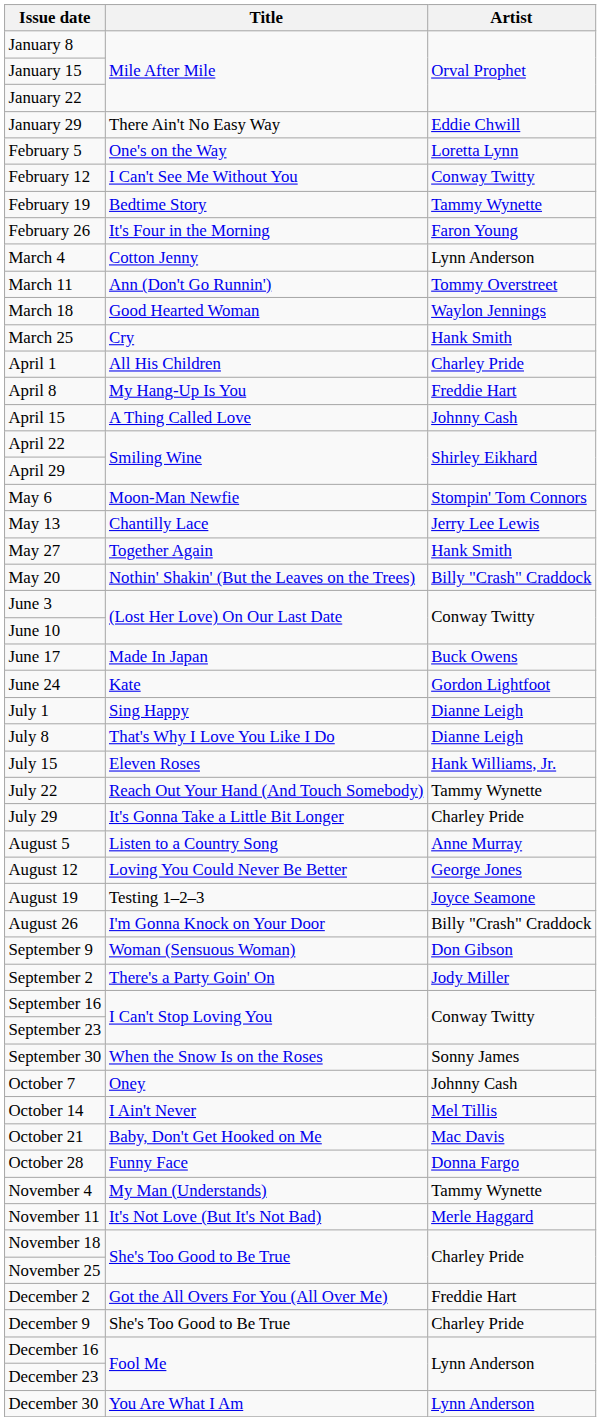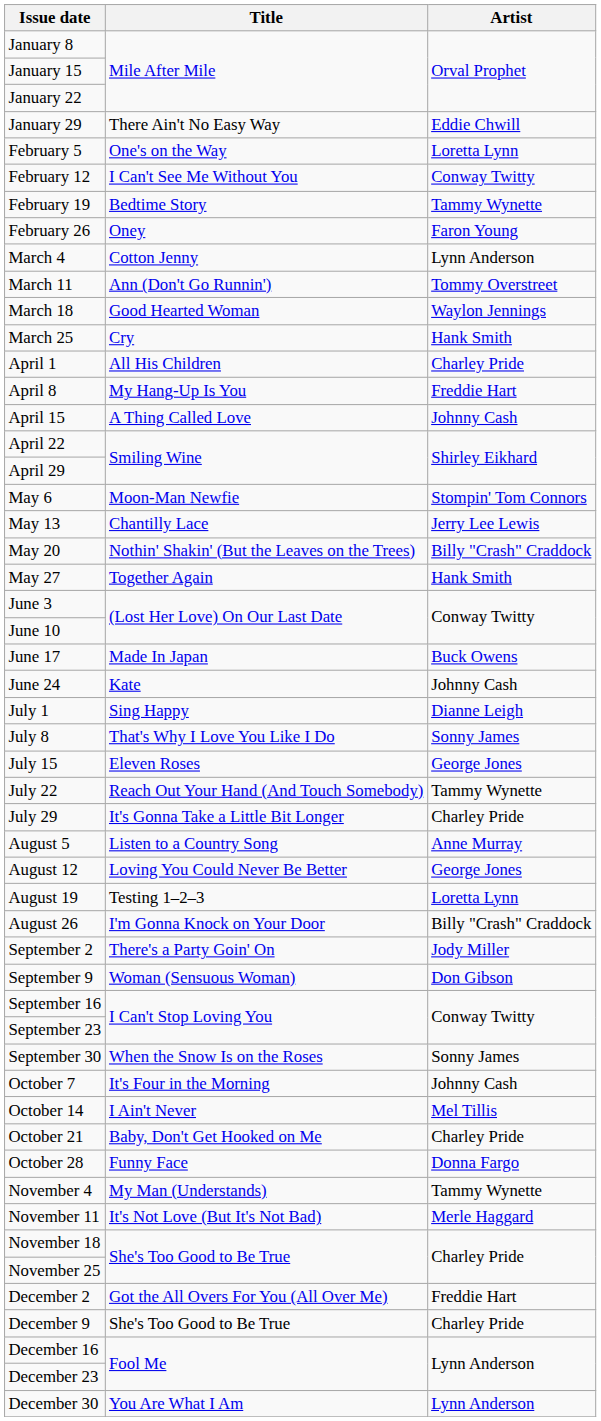(189, 230) It's Four in the Morning -> (127, 230) Oney
rows swapped: (34, 577) <-> (34, 550)
(491, 683) Gordon Lightfoot -> (474, 683) Johnny Cash
(477, 737) Dianne Leigh -> (475, 737) Sonny James
(494, 763) Hank Williams, Jr. -> (476, 763) George Jones
(483, 897) Joyce Seamone -> (475, 897) Loretta Lynn
rows swapped: (51, 976) <-> (51, 950)
(127, 1083) Oney -> (189, 1083) It's Four in the Morning
(468, 1136) Mac Davis -> (478, 1136) Charley Pride
